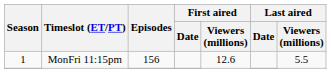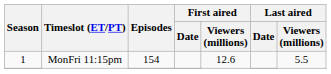(151, 59) 156 -> (151, 59) 154
